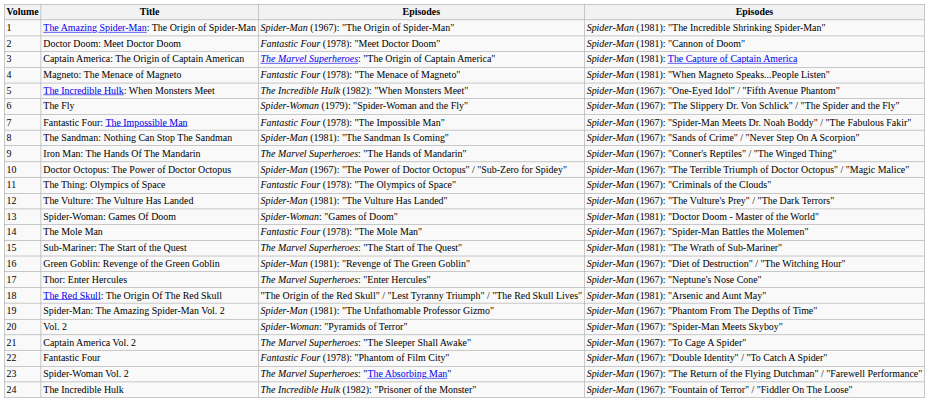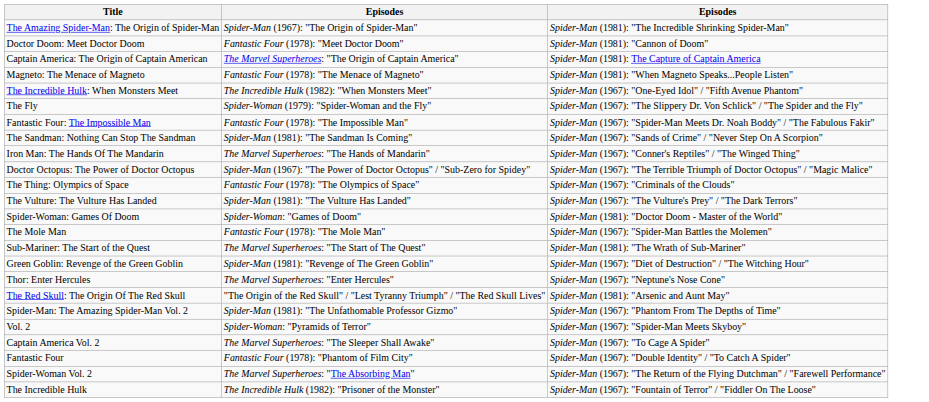- column: (23, 12)
